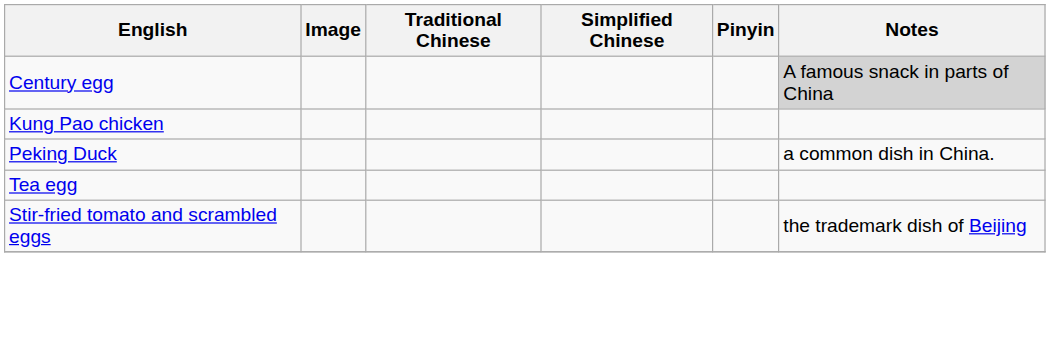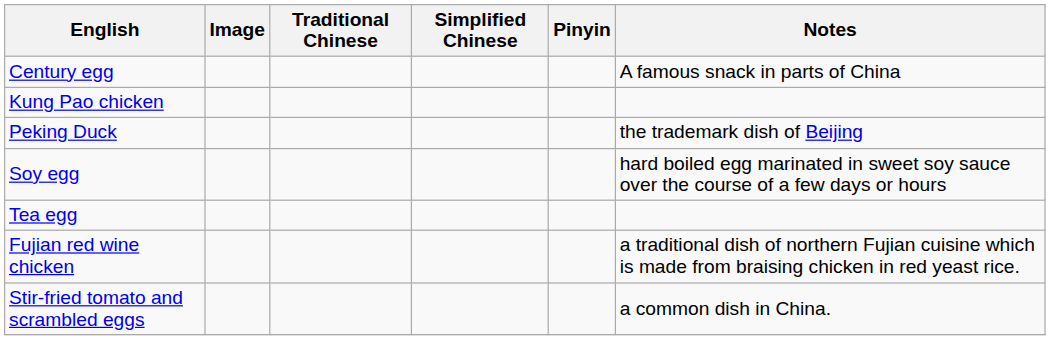(896, 82) lightgrey background -> (760, 71) no background
(889, 154) a common dish in China. -> (741, 132) the trademark dish of Beijing
+ row: (44, 173)
+ row: (74, 256)
(905, 225) the trademark dish of Beijing -> (725, 308) a common dish in China.
